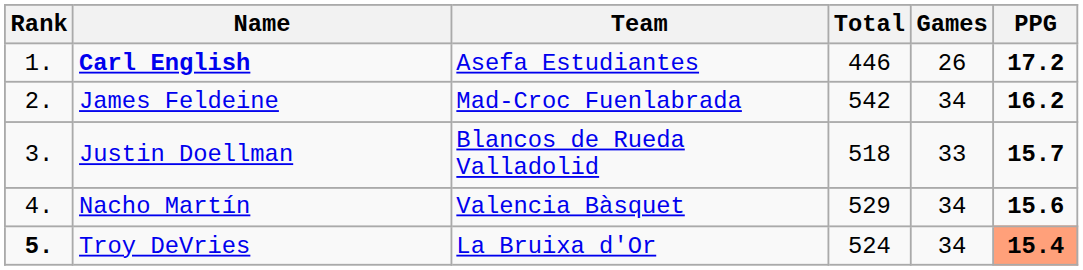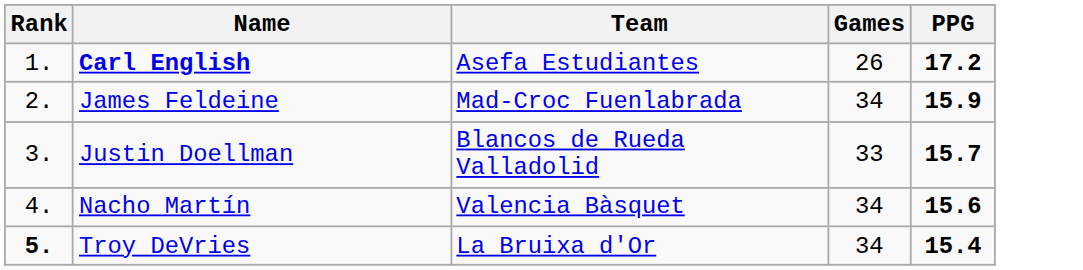- column: (869, 24)
(1036, 102) 16.2 -> (953, 102) 15.9
(1036, 246) lightsalmon background -> (953, 246) no background
